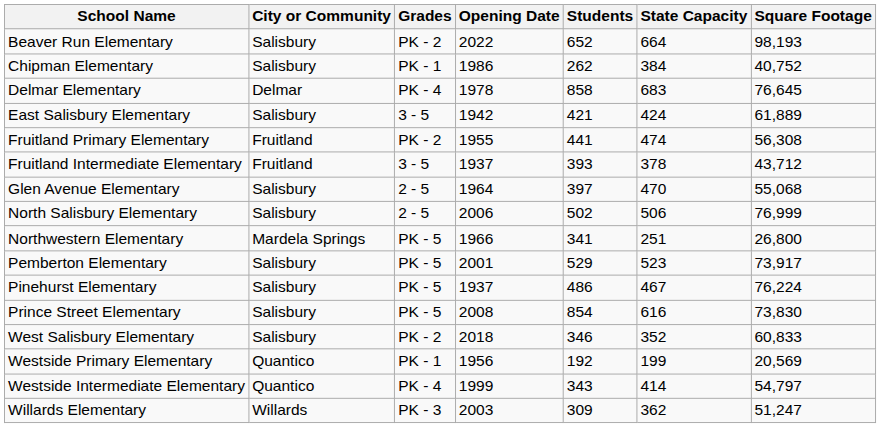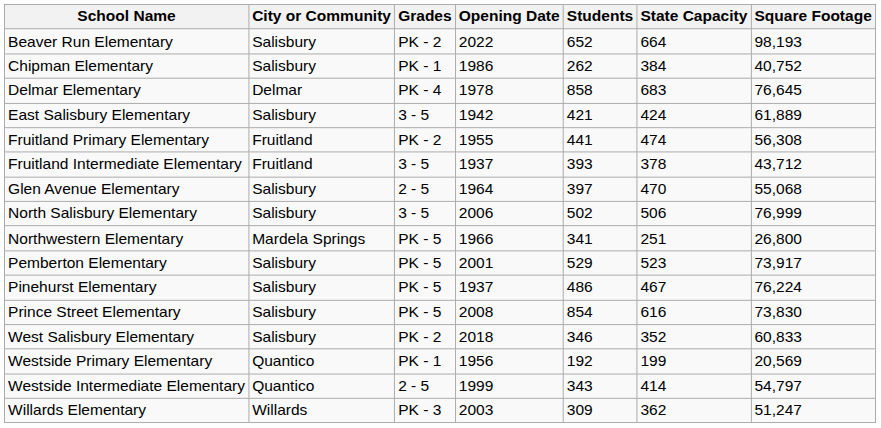(414, 213) 2 - 5 -> (414, 213) 3 - 5
(420, 386) PK - 4 -> (414, 386) 2 - 5
